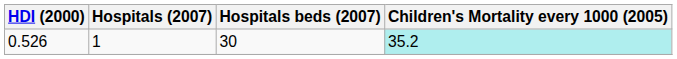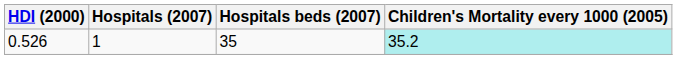(228, 41) 30 -> (228, 41) 35
